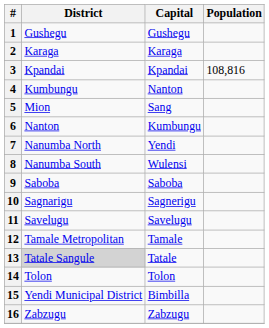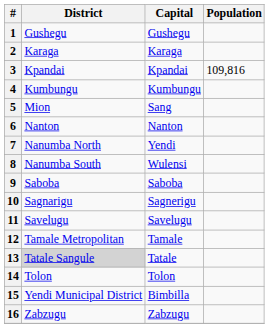(226, 70) 108,816 -> (226, 70) 109,816
(165, 88) Nanton -> (174, 88) Kumbungu
(174, 126) Kumbungu -> (165, 126) Nanton
